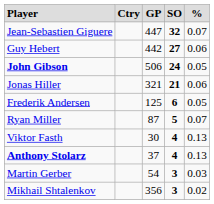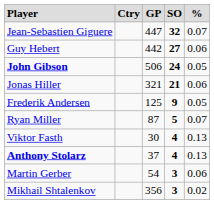(175, 102) 6 -> (175, 102) 9
(197, 173) 0.03 -> (197, 173) 0.06
